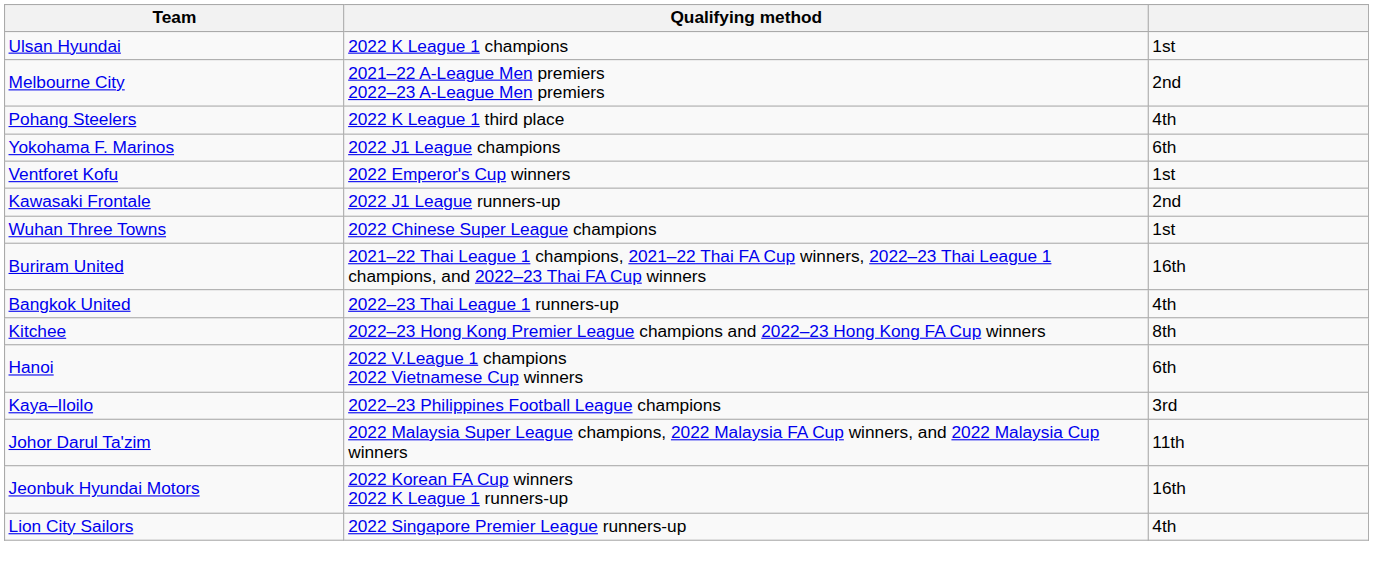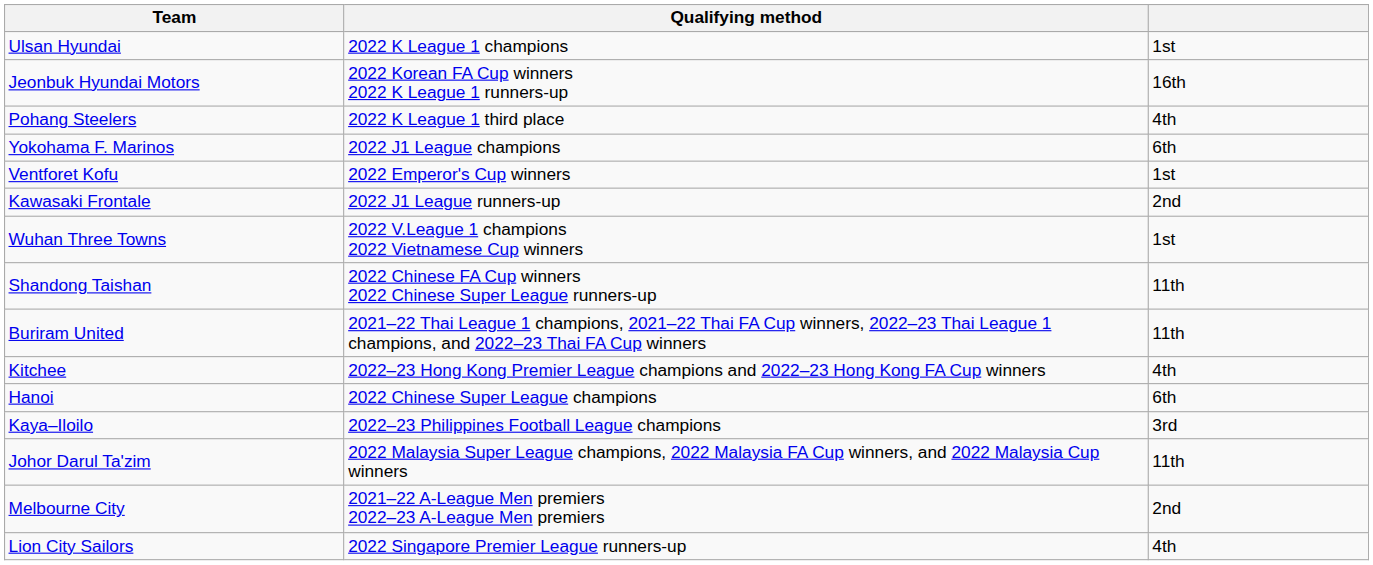rows swapped: (104, 489) <-> (67, 82)
(502, 229) 2022 Chinese Super League champions -> (466, 239) 2022 V.League 1 champions 2022 Vietnamese Cup winners
+ row: (80, 286)
(1169, 266) 16th -> (1169, 332) 11th
- row: (70, 303)
(1164, 331) 8th -> (1164, 370) 4th
(466, 368) 2022 V.League 1 champions 2022 Vietnamese Cup winners -> (502, 397) 2022 Chinese Super League champions
